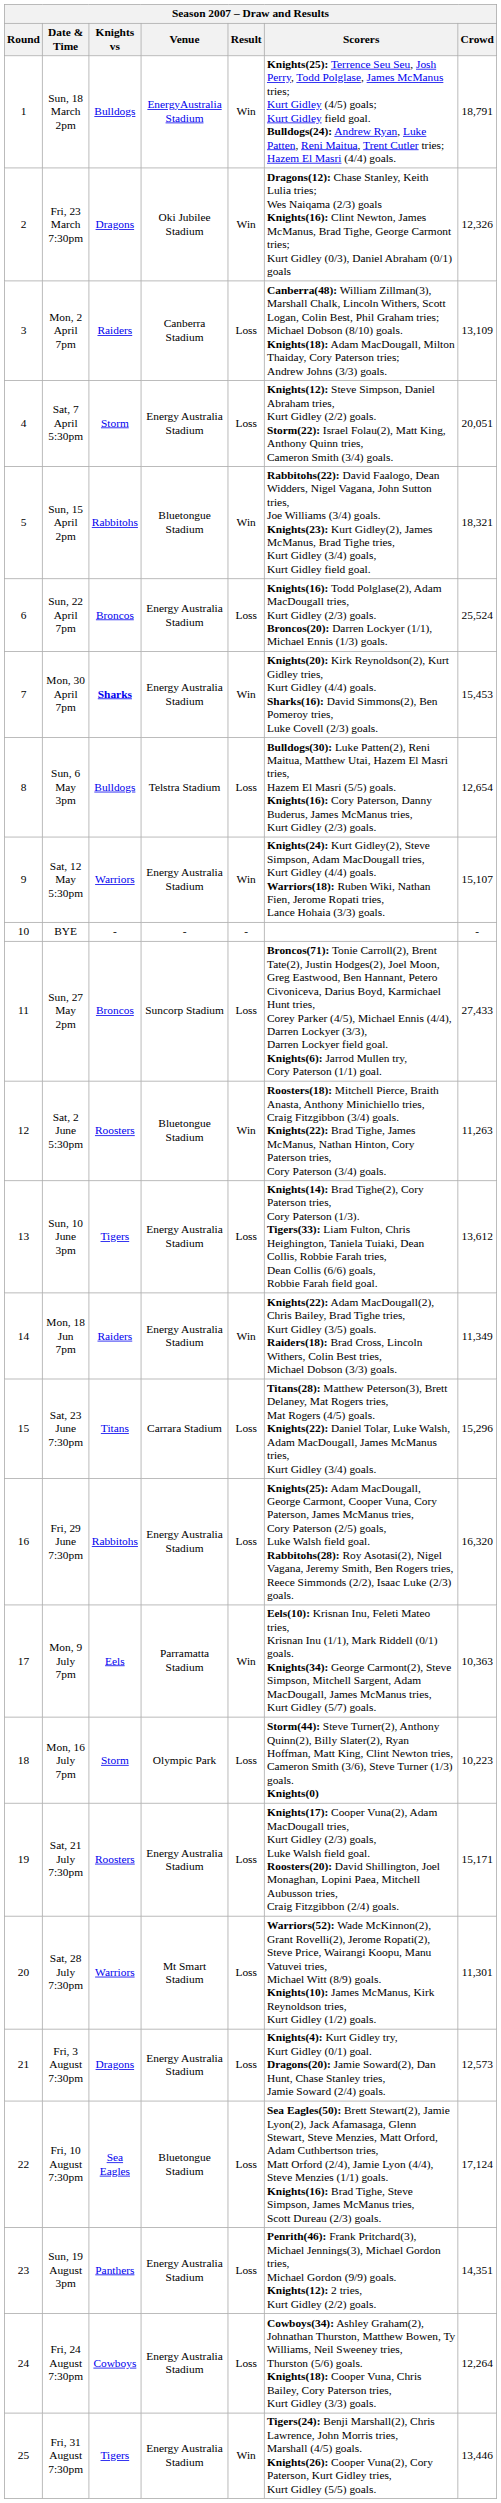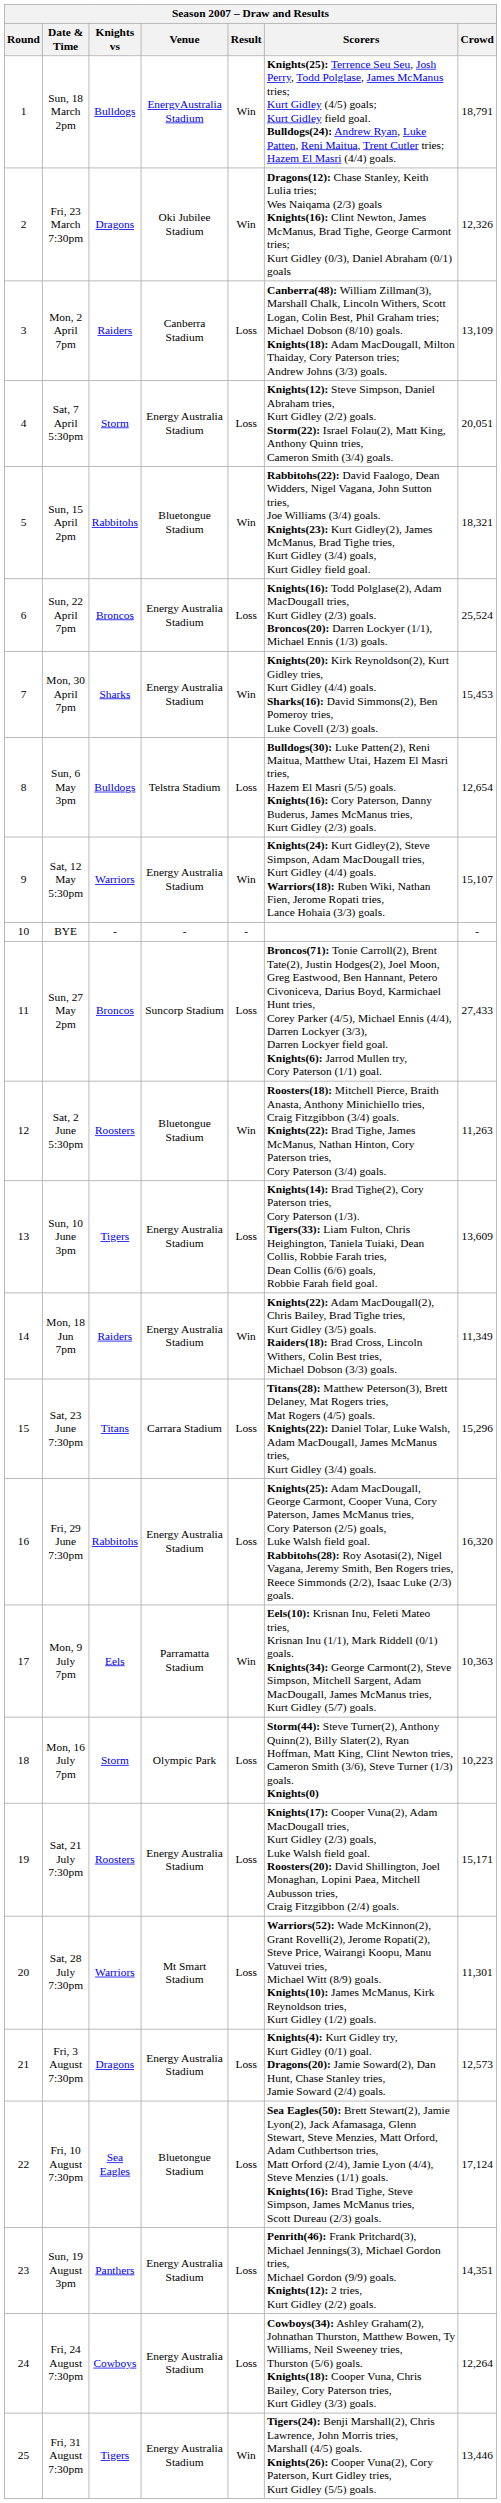(115, 694) bold -> (115, 694) normal
(477, 1237) 13,612 -> (477, 1237) 13,609
